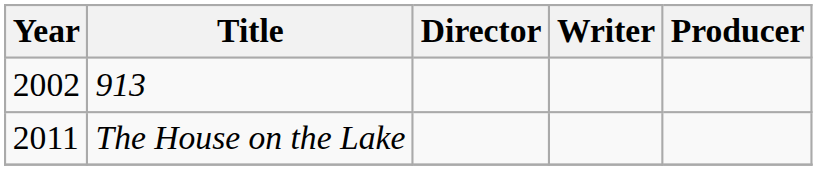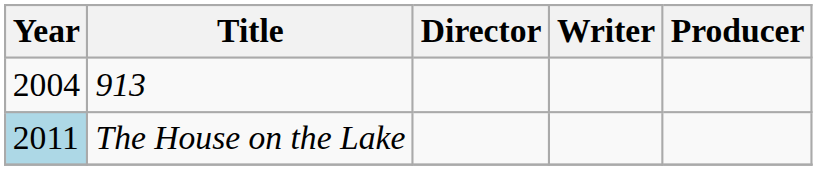(46, 84) 2002 -> (46, 84) 2004
(46, 137) no background -> (46, 137) lightblue background
